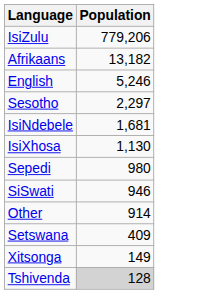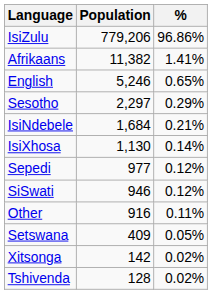+ column: (181, 16)
(130, 59) 13,182 -> (130, 59) 11,382
(134, 125) 1,681 -> (134, 125) 1,684
(139, 169) 980 -> (139, 169) 977
(139, 213) 914 -> (139, 213) 916
(139, 256) 149 -> (139, 256) 142
(139, 278) lightgrey background -> (139, 278) no background
